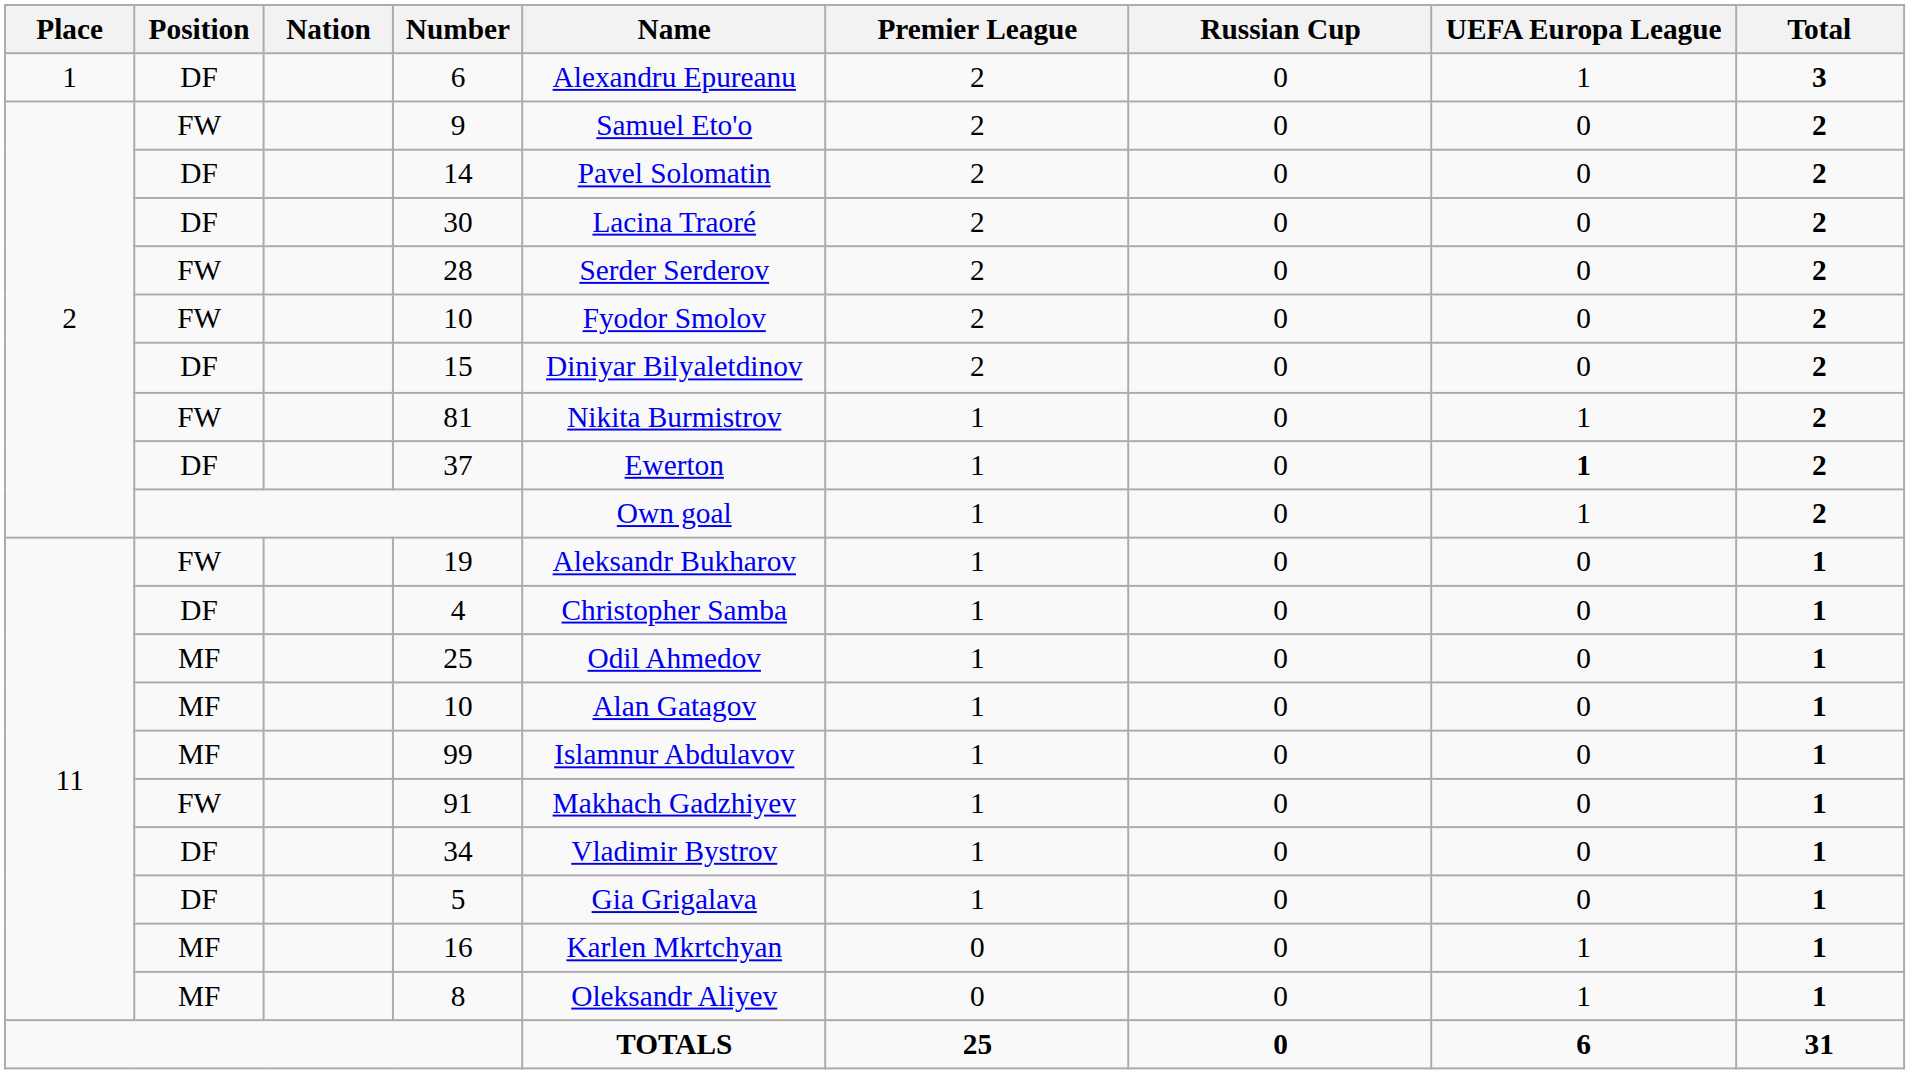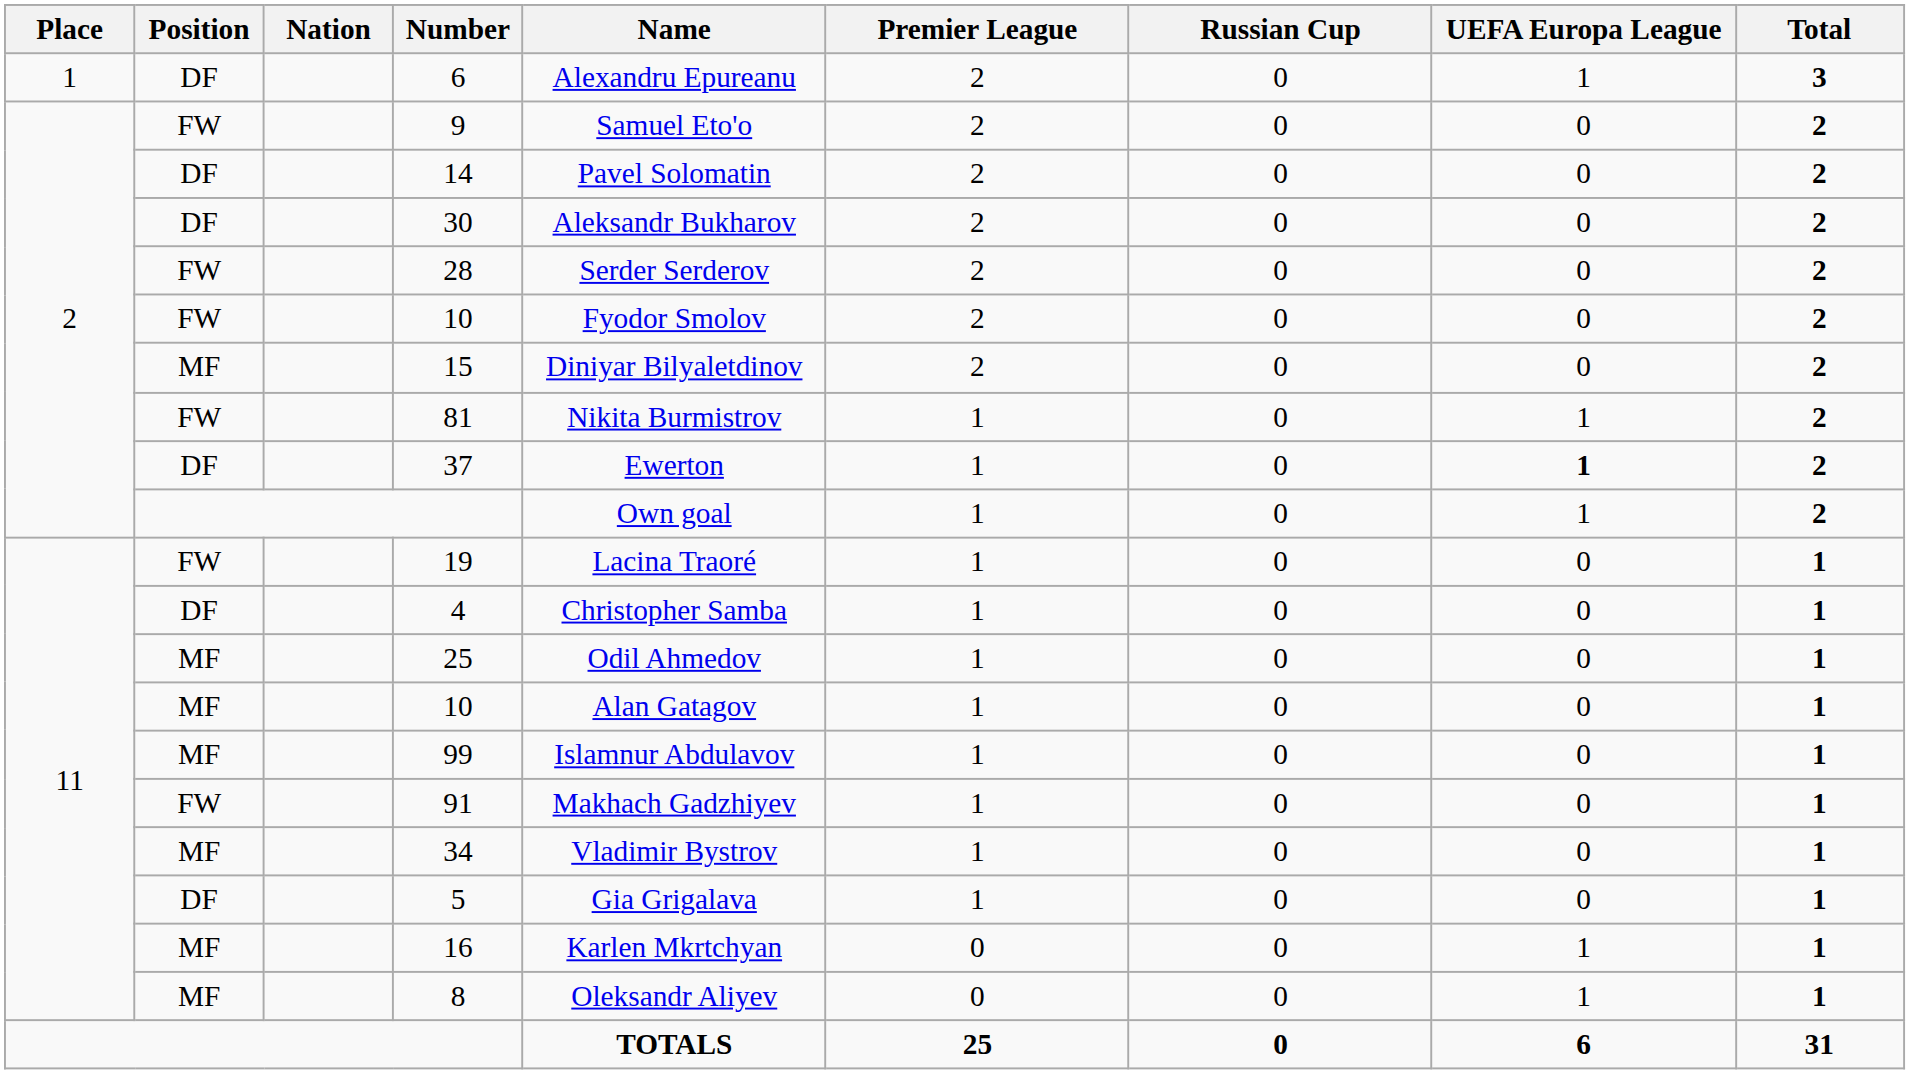(674, 222) Lacina Traoré -> (674, 222) Aleksandr Bukharov
(199, 367) DF -> (199, 367) MF
(674, 560) Aleksandr Bukharov -> (674, 560) Lacina Traoré
(199, 851) DF -> (199, 851) MF
